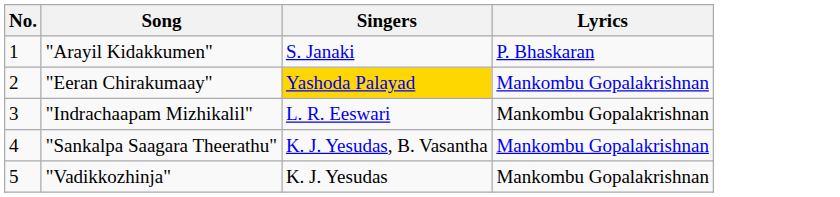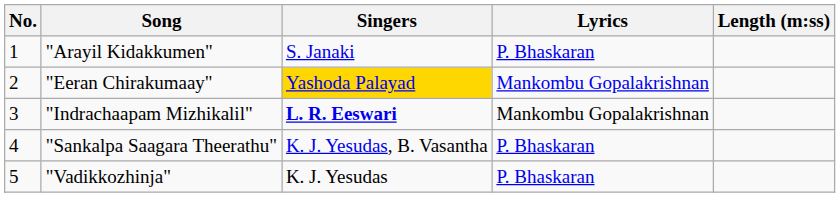+ column: (774, 20)
(338, 114) normal -> (341, 114) bold
(603, 145) Mankombu Gopalakrishnan -> (545, 145) P. Bhaskaran
(603, 176) Mankombu Gopalakrishnan -> (545, 176) P. Bhaskaran
